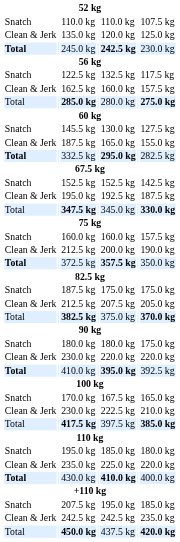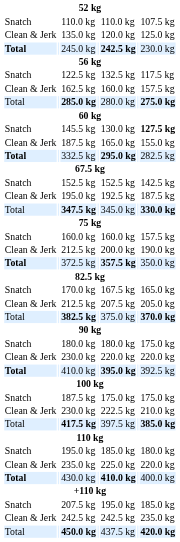(157, 129) normal -> (158, 129) bold
rows swapped: (18, 397) <-> (18, 290)
